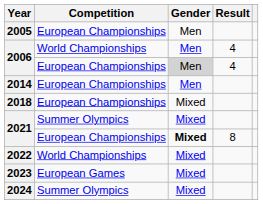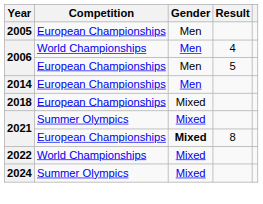(191, 66) lightgrey background -> (191, 66) no background
(233, 66) 4 -> (233, 66) 5
- row: (19, 173)
